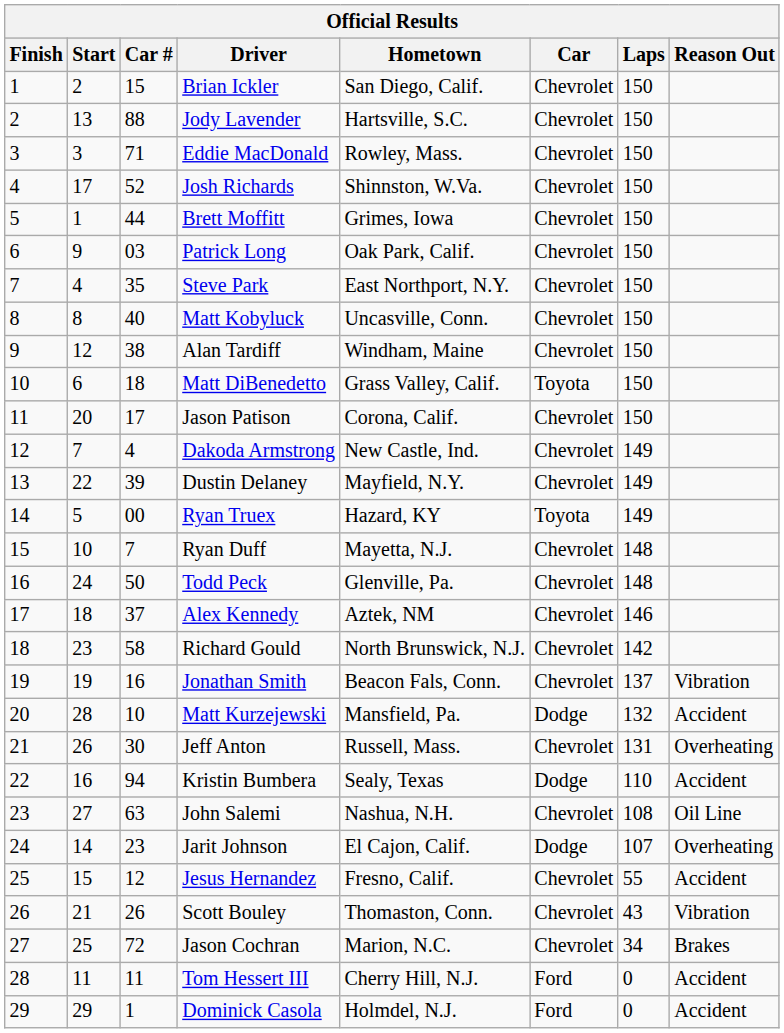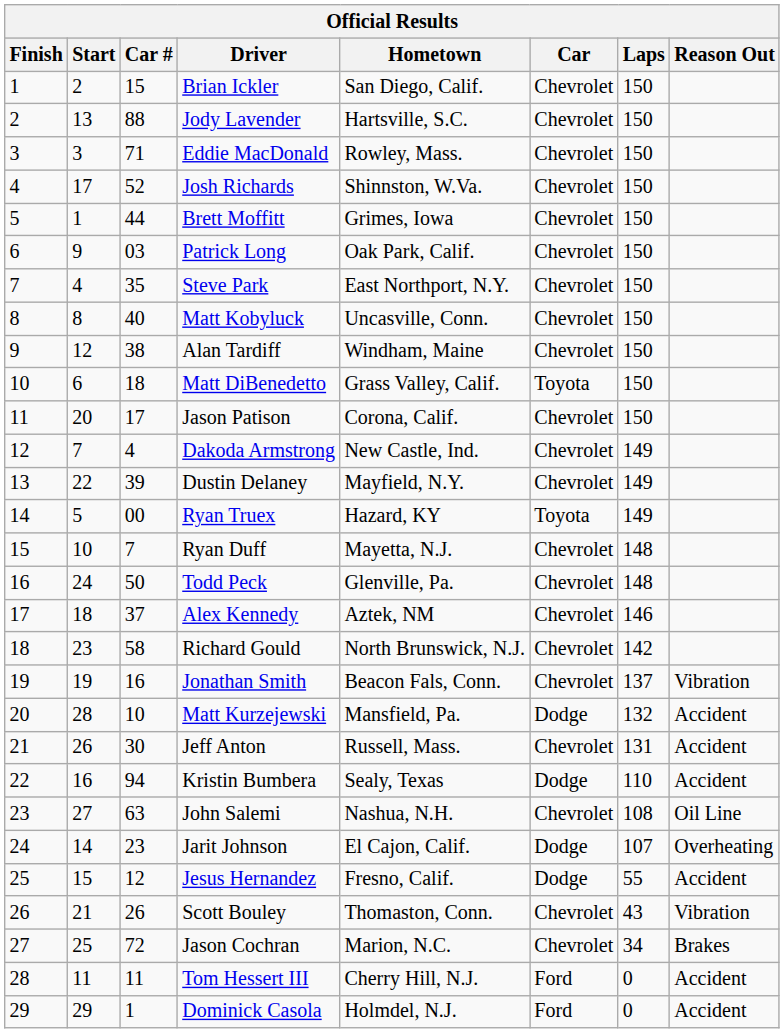(724, 747) Overheating -> (710, 747) Accident
(574, 879) Chevrolet -> (561, 879) Dodge
